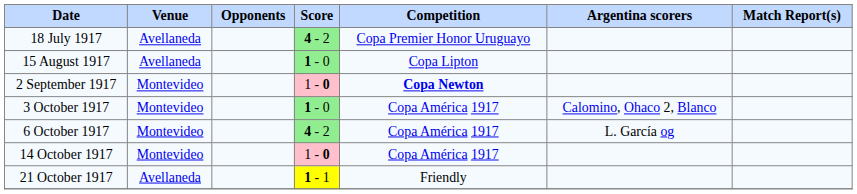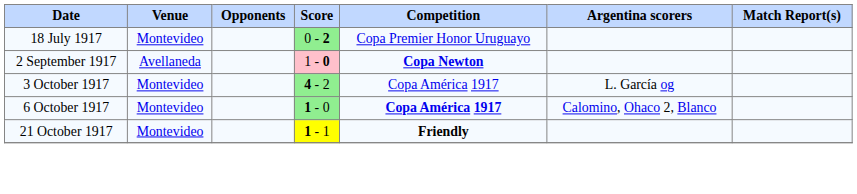(170, 39) Avellaneda -> (170, 39) Montevideo
(317, 39) 4 - 2 -> (317, 39) 0 - 2
- row: (66, 62)
(170, 85) Montevideo -> (170, 62) Avellaneda
(317, 108) 1 - 0 -> (317, 85) 4 - 2
(640, 108) Calomino, Ohaco 2, Blanco -> (640, 85) L. García og
(317, 131) 4 - 2 -> (317, 108) 1 - 0
(443, 131) normal -> (443, 108) bold
(640, 131) L. García og -> (640, 108) Calomino, Ohaco 2, Blanco
- row: (66, 154)
(170, 177) Avellaneda -> (170, 131) Montevideo
(443, 177) normal -> (443, 131) bold
